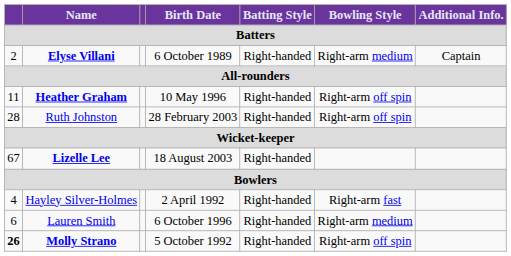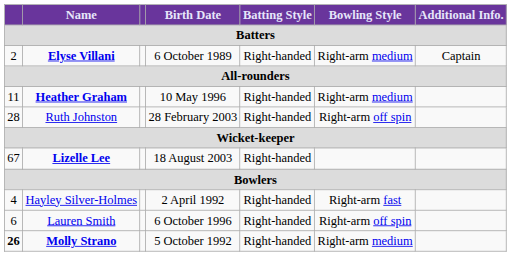(365, 97) Right-arm off spin -> (365, 97) Right-arm medium
(365, 220) Right-arm medium -> (365, 220) Right-arm off spin
(365, 241) Right-arm off spin -> (365, 241) Right-arm medium
